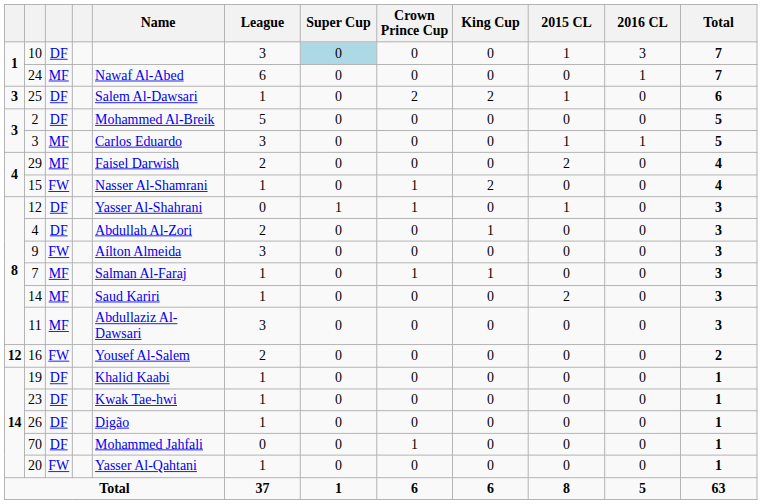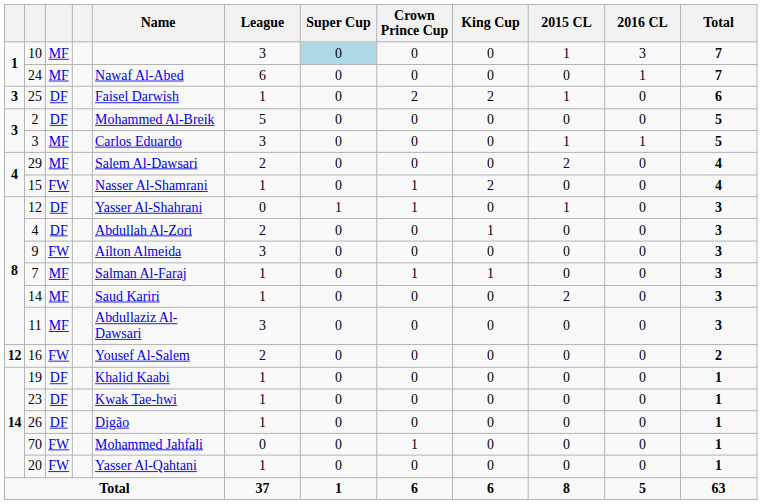(59, 53) DF -> (59, 53) MF
(146, 97) Salem Al-Dawsari -> (137, 97) Faisel Darwish
(137, 163) Faisel Darwish -> (146, 163) Salem Al-Dawsari
(59, 444) DF -> (59, 444) FW
